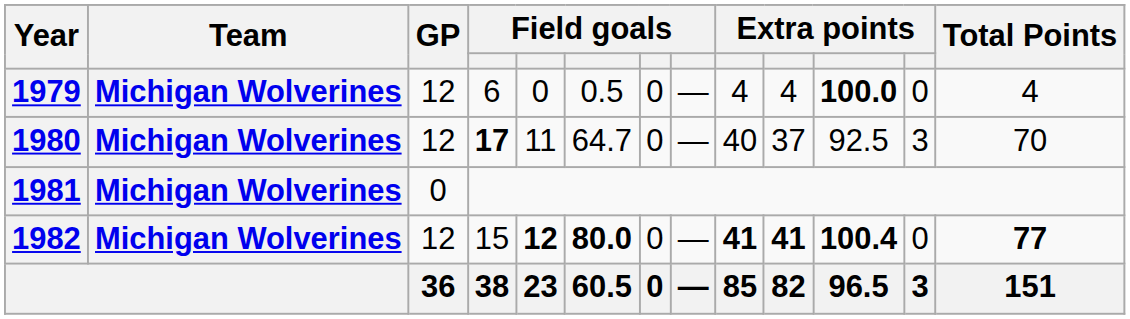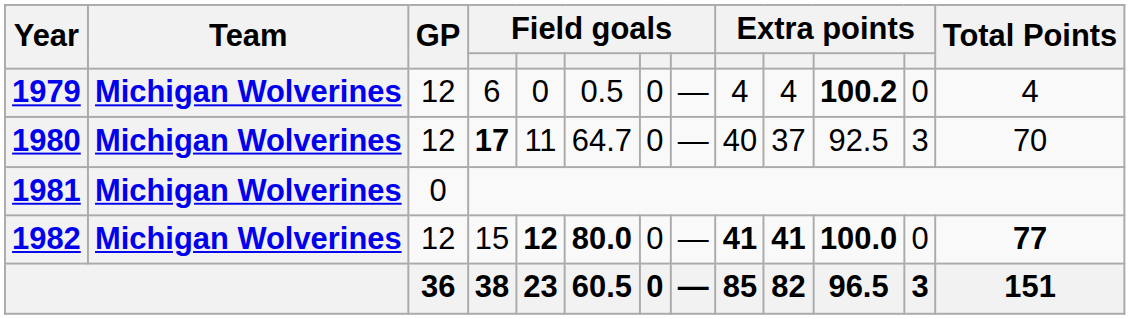(859, 92) 100.0 -> (859, 92) 100.2
(859, 239) 100.4 -> (859, 239) 100.0
